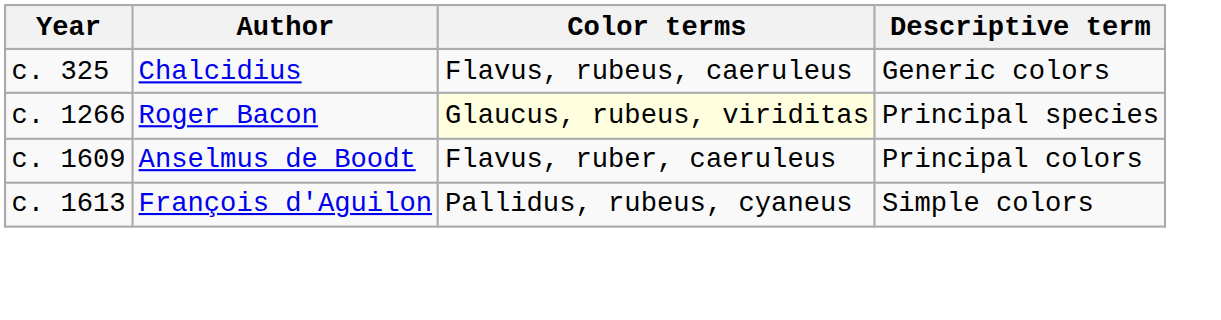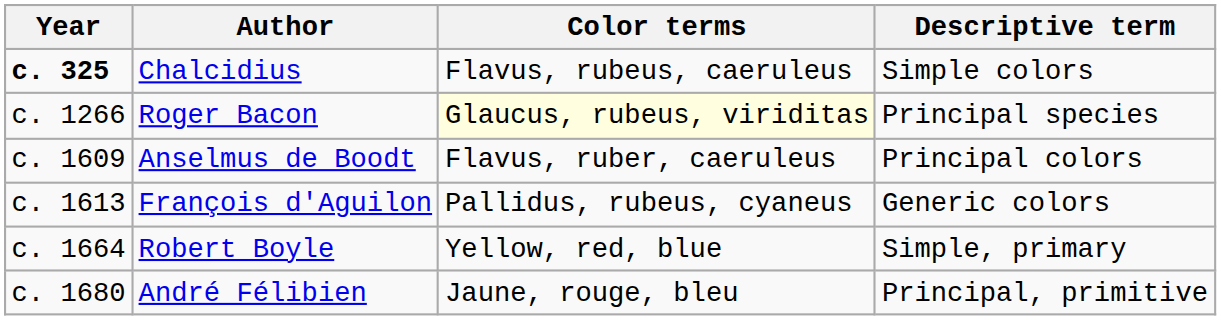(60, 71) normal -> (60, 71) bold
(996, 71) Generic colors -> (988, 71) Simple colors
(988, 204) Simple colors -> (996, 204) Generic colors
+ row: (236, 249)
+ row: (253, 293)
